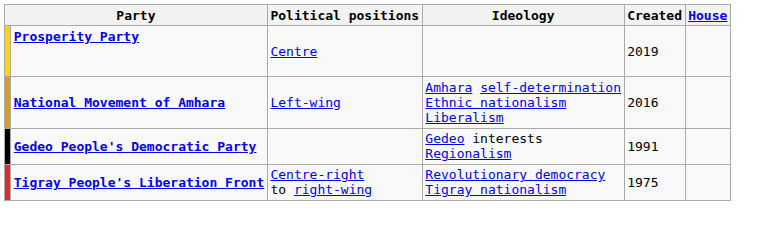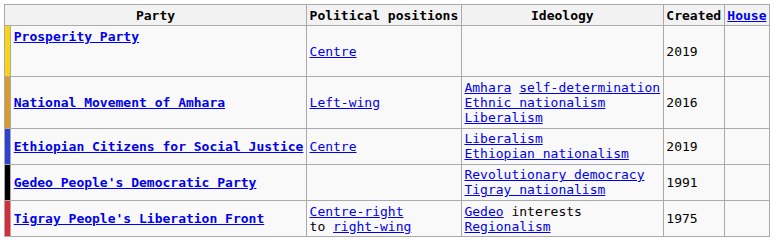+ row: (159, 146)
(484, 146) Gedeo interests Regionalism -> (554, 182) Revolutionary democracy Tigray nationalism
(515, 182) Revolutionary democracy Tigray nationalism -> (523, 219) Gedeo interests Regionalism
